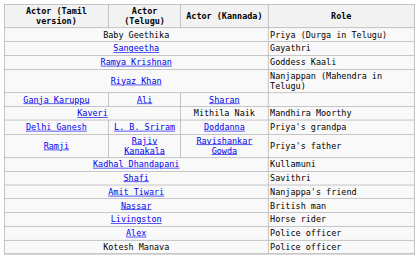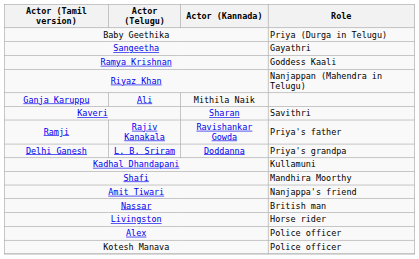(224, 100) Sharan -> (224, 100) Mithila Naik
(224, 113) Mithila Naik -> (224, 113) Sharan
(311, 113) Mandhira Moorthy -> (290, 113) Savithri
rows swapped: (56, 127) <-> (56, 146)
(290, 178) Savithri -> (311, 178) Mandhira Moorthy
